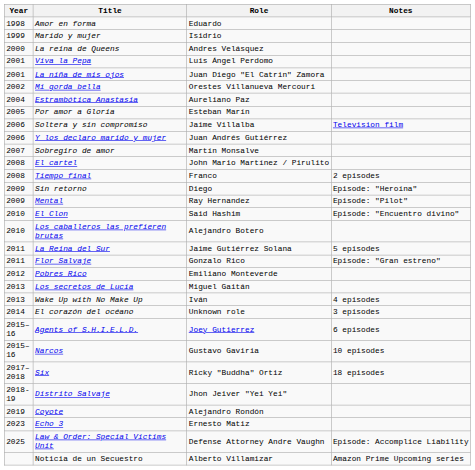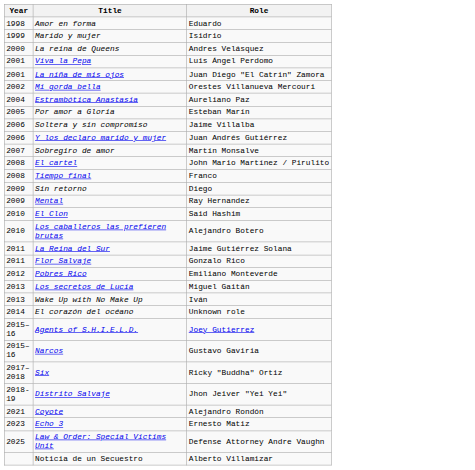- column: (401, 11)
(16, 412) 2019 -> (16, 412) 2021
